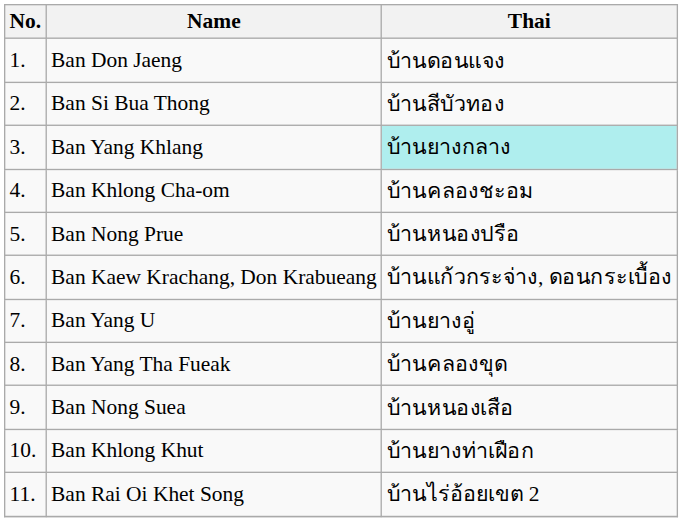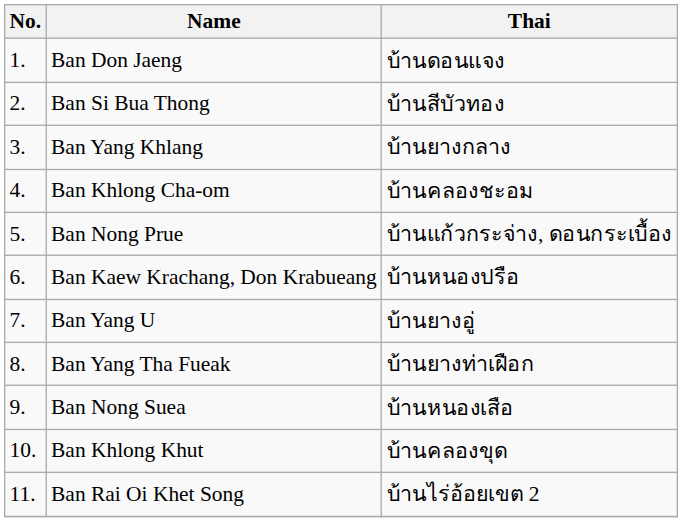(449, 147) paleturquoise background -> (449, 147) no background
(453, 234) บ้านหนองปรือ -> (529, 234) บ้านแก้วกระจ่าง, ดอนกระเบื้อง
(529, 277) บ้านแก้วกระจ่าง, ดอนกระเบื้อง -> (453, 277) บ้านหนองปรือ
(447, 364) บ้านคลองขุด -> (460, 364) บ้านยางท่าเฝือก
(460, 451) บ้านยางท่าเฝือก -> (447, 451) บ้านคลองขุด
